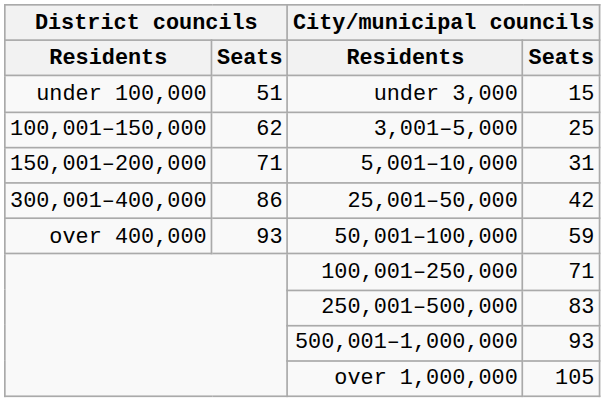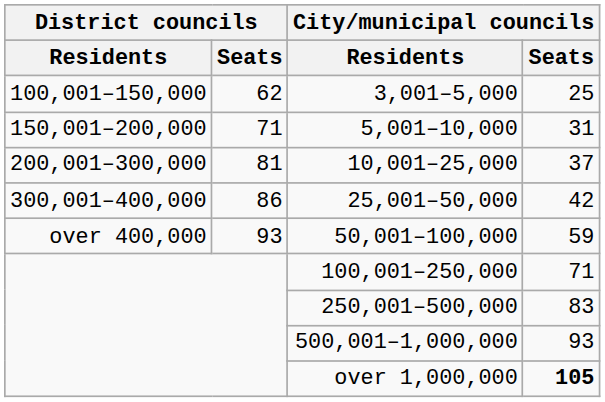- row: (446, 94)
+ row: (433, 165)
(575, 379) normal -> (575, 379) bold
